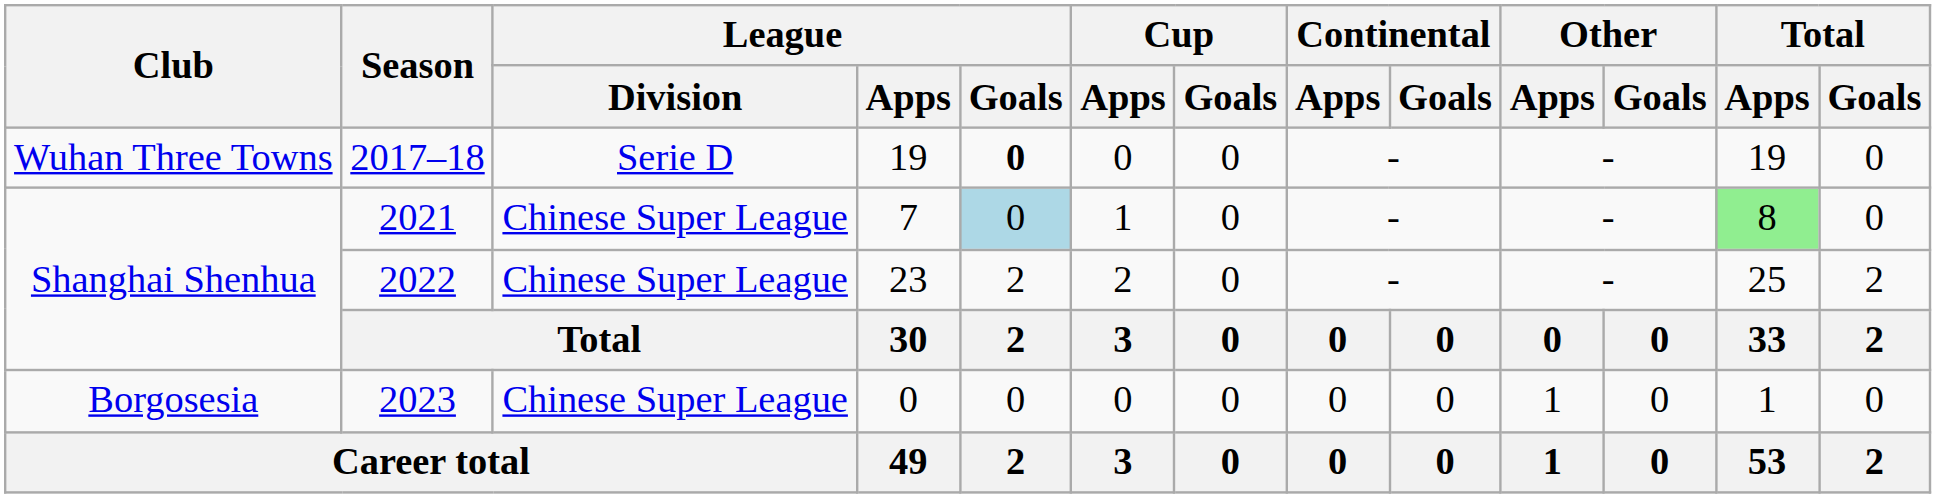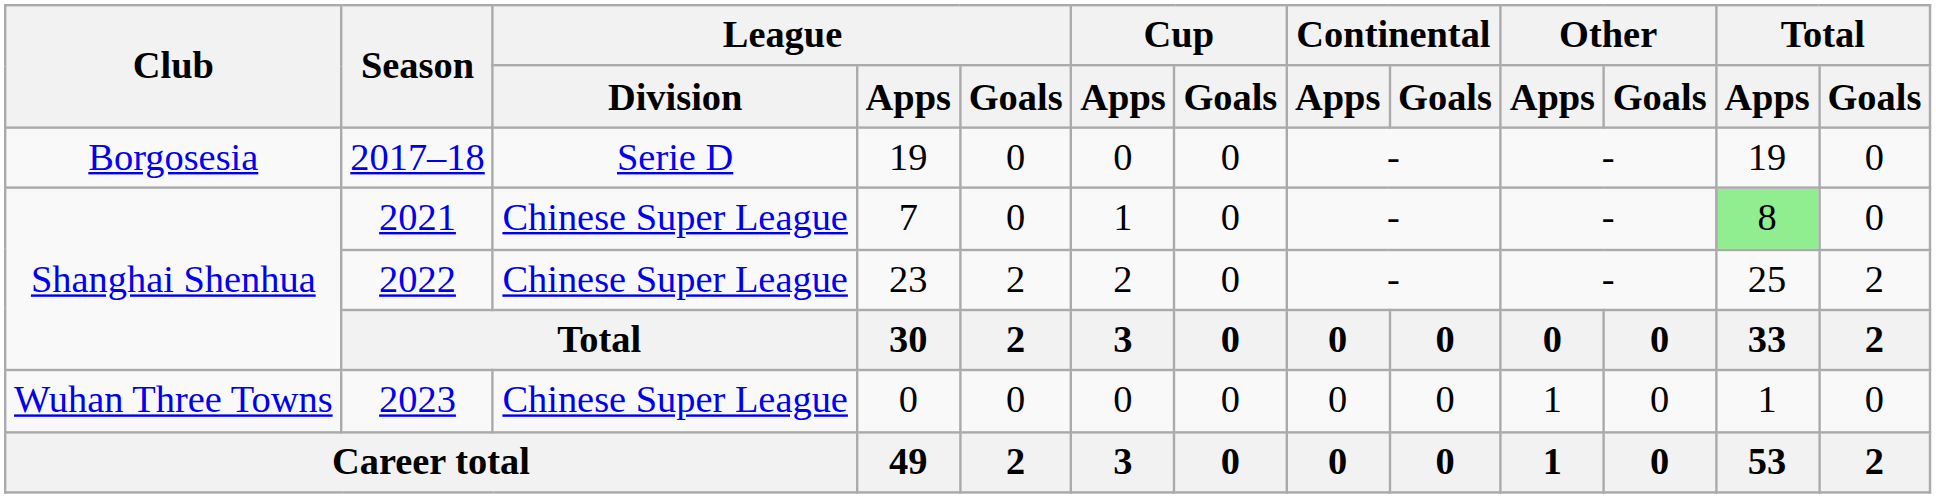(173, 156) Wuhan Three Towns -> (173, 156) Borgosesia
(1016, 156) bold -> (1016, 156) normal
(1016, 217) lightblue background -> (1016, 217) no background
(173, 400) Borgosesia -> (173, 400) Wuhan Three Towns
